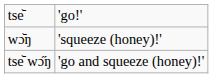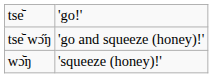rows swapped: (20, 38) <-> (30, 61)
